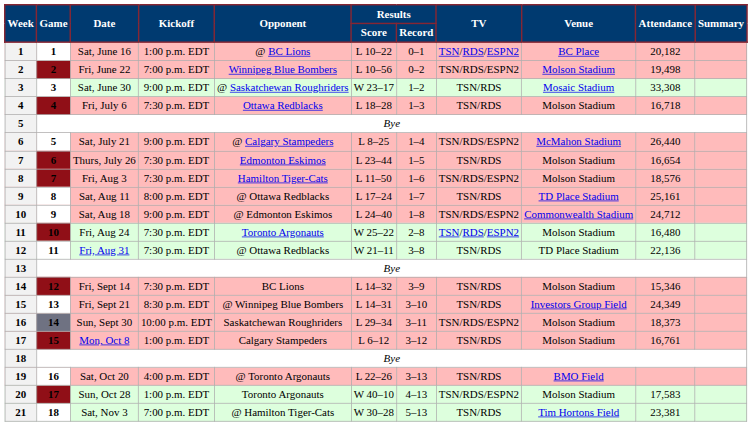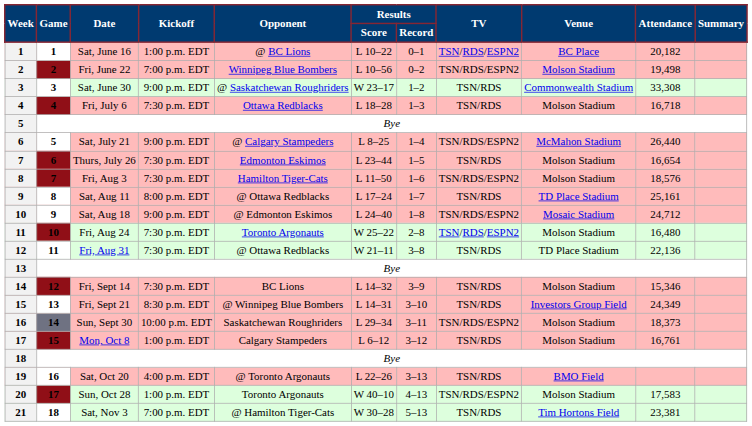(579, 88) Mosaic Stadium -> (579, 88) Commonwealth Stadium
(579, 214) Commonwealth Stadium -> (579, 214) Mosaic Stadium
